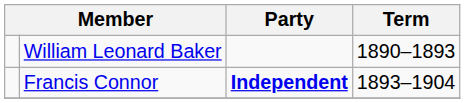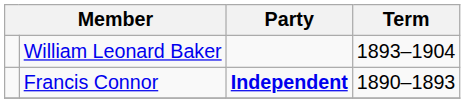(406, 51) 1890–1893 -> (406, 51) 1893–1904
(406, 82) 1893–1904 -> (406, 82) 1890–1893
